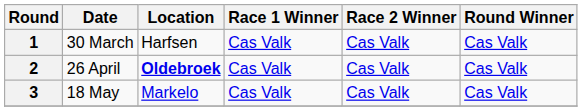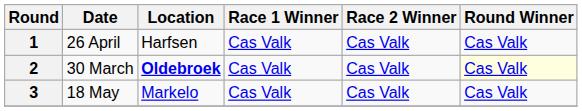(100, 42) 30 March -> (94, 42) 26 April
(94, 67) 26 April -> (100, 67) 30 March
(496, 67) no background -> (496, 67) lightyellow background
